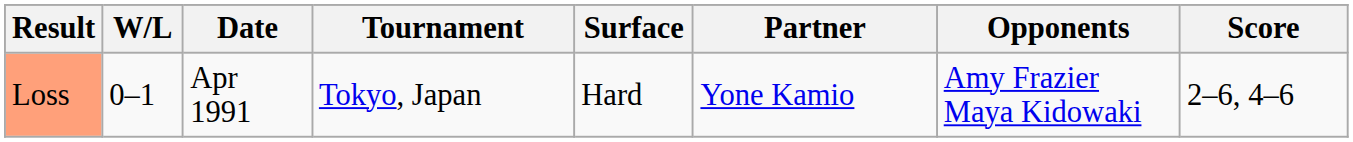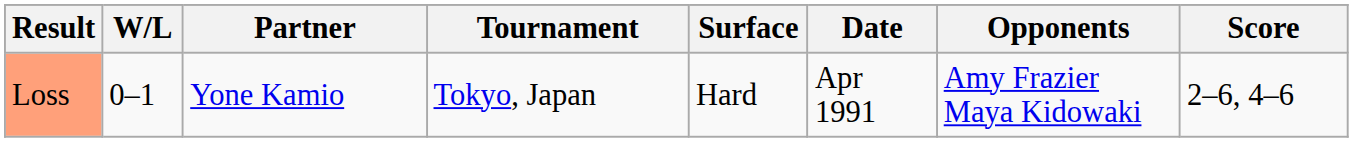columns swapped: (248, 28) <-> (815, 28)
